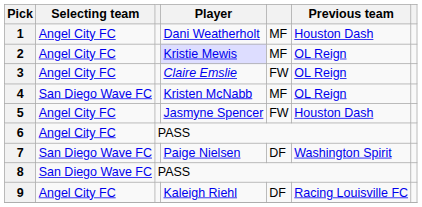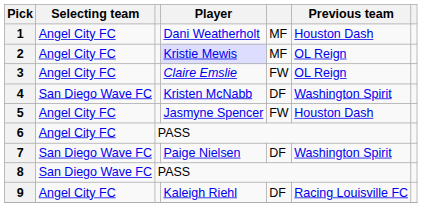(278, 93) MF -> (277, 93) DF
(320, 93) OL Reign -> (343, 93) Washington Spirit
